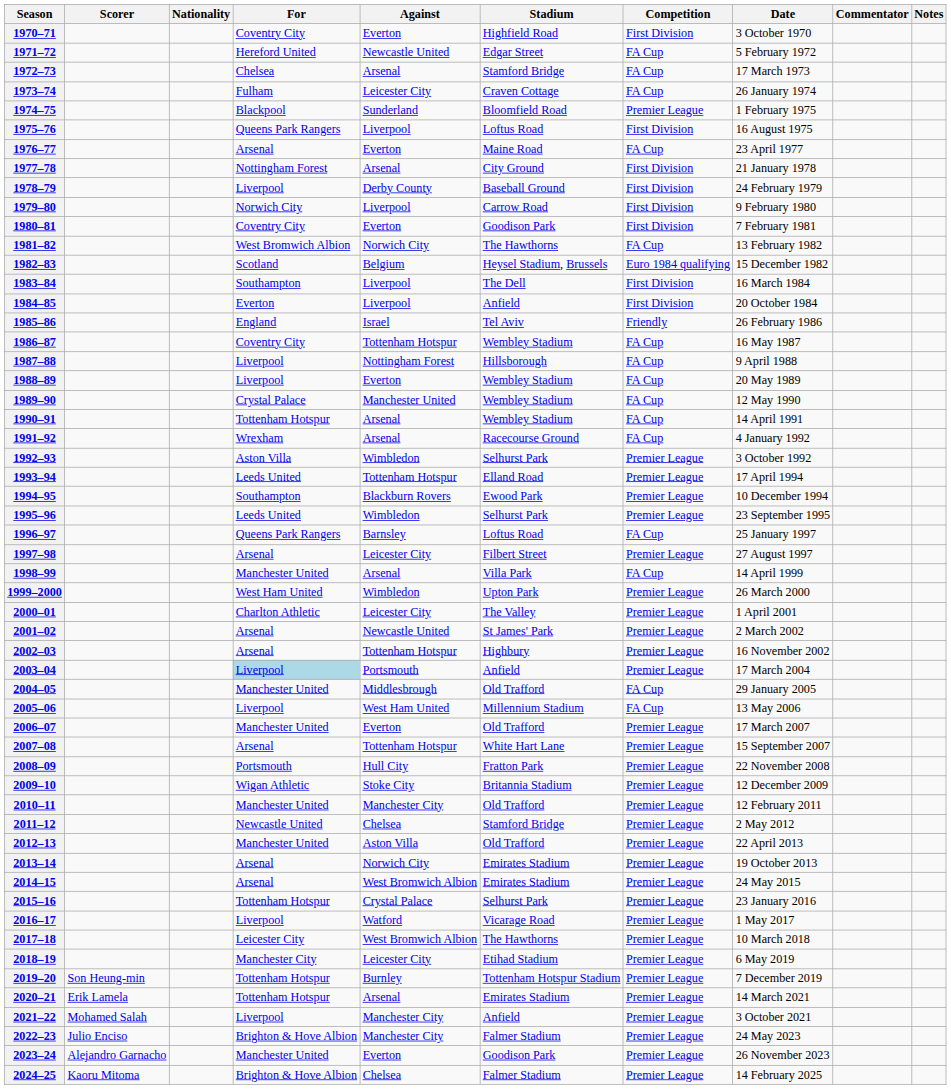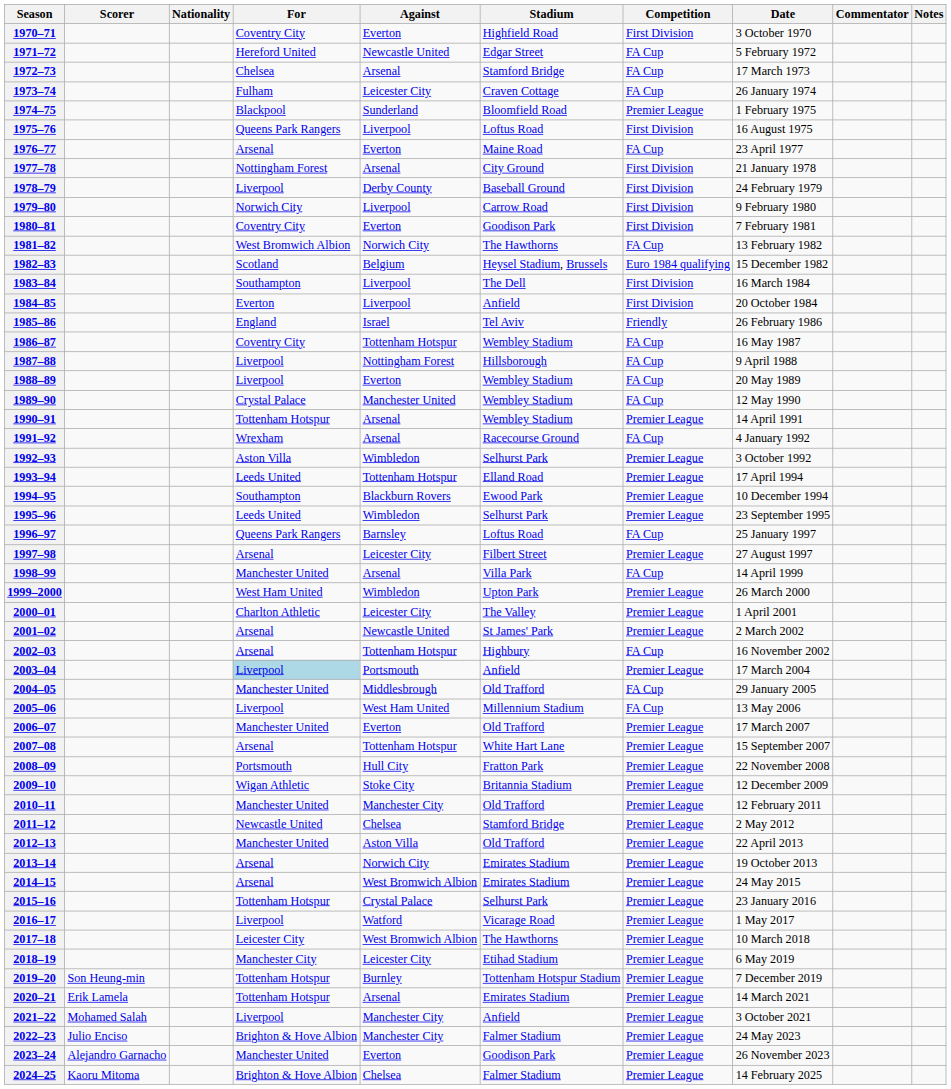(645, 419) FA Cup -> (665, 419) Premier League
(665, 650) Premier League -> (645, 650) FA Cup
